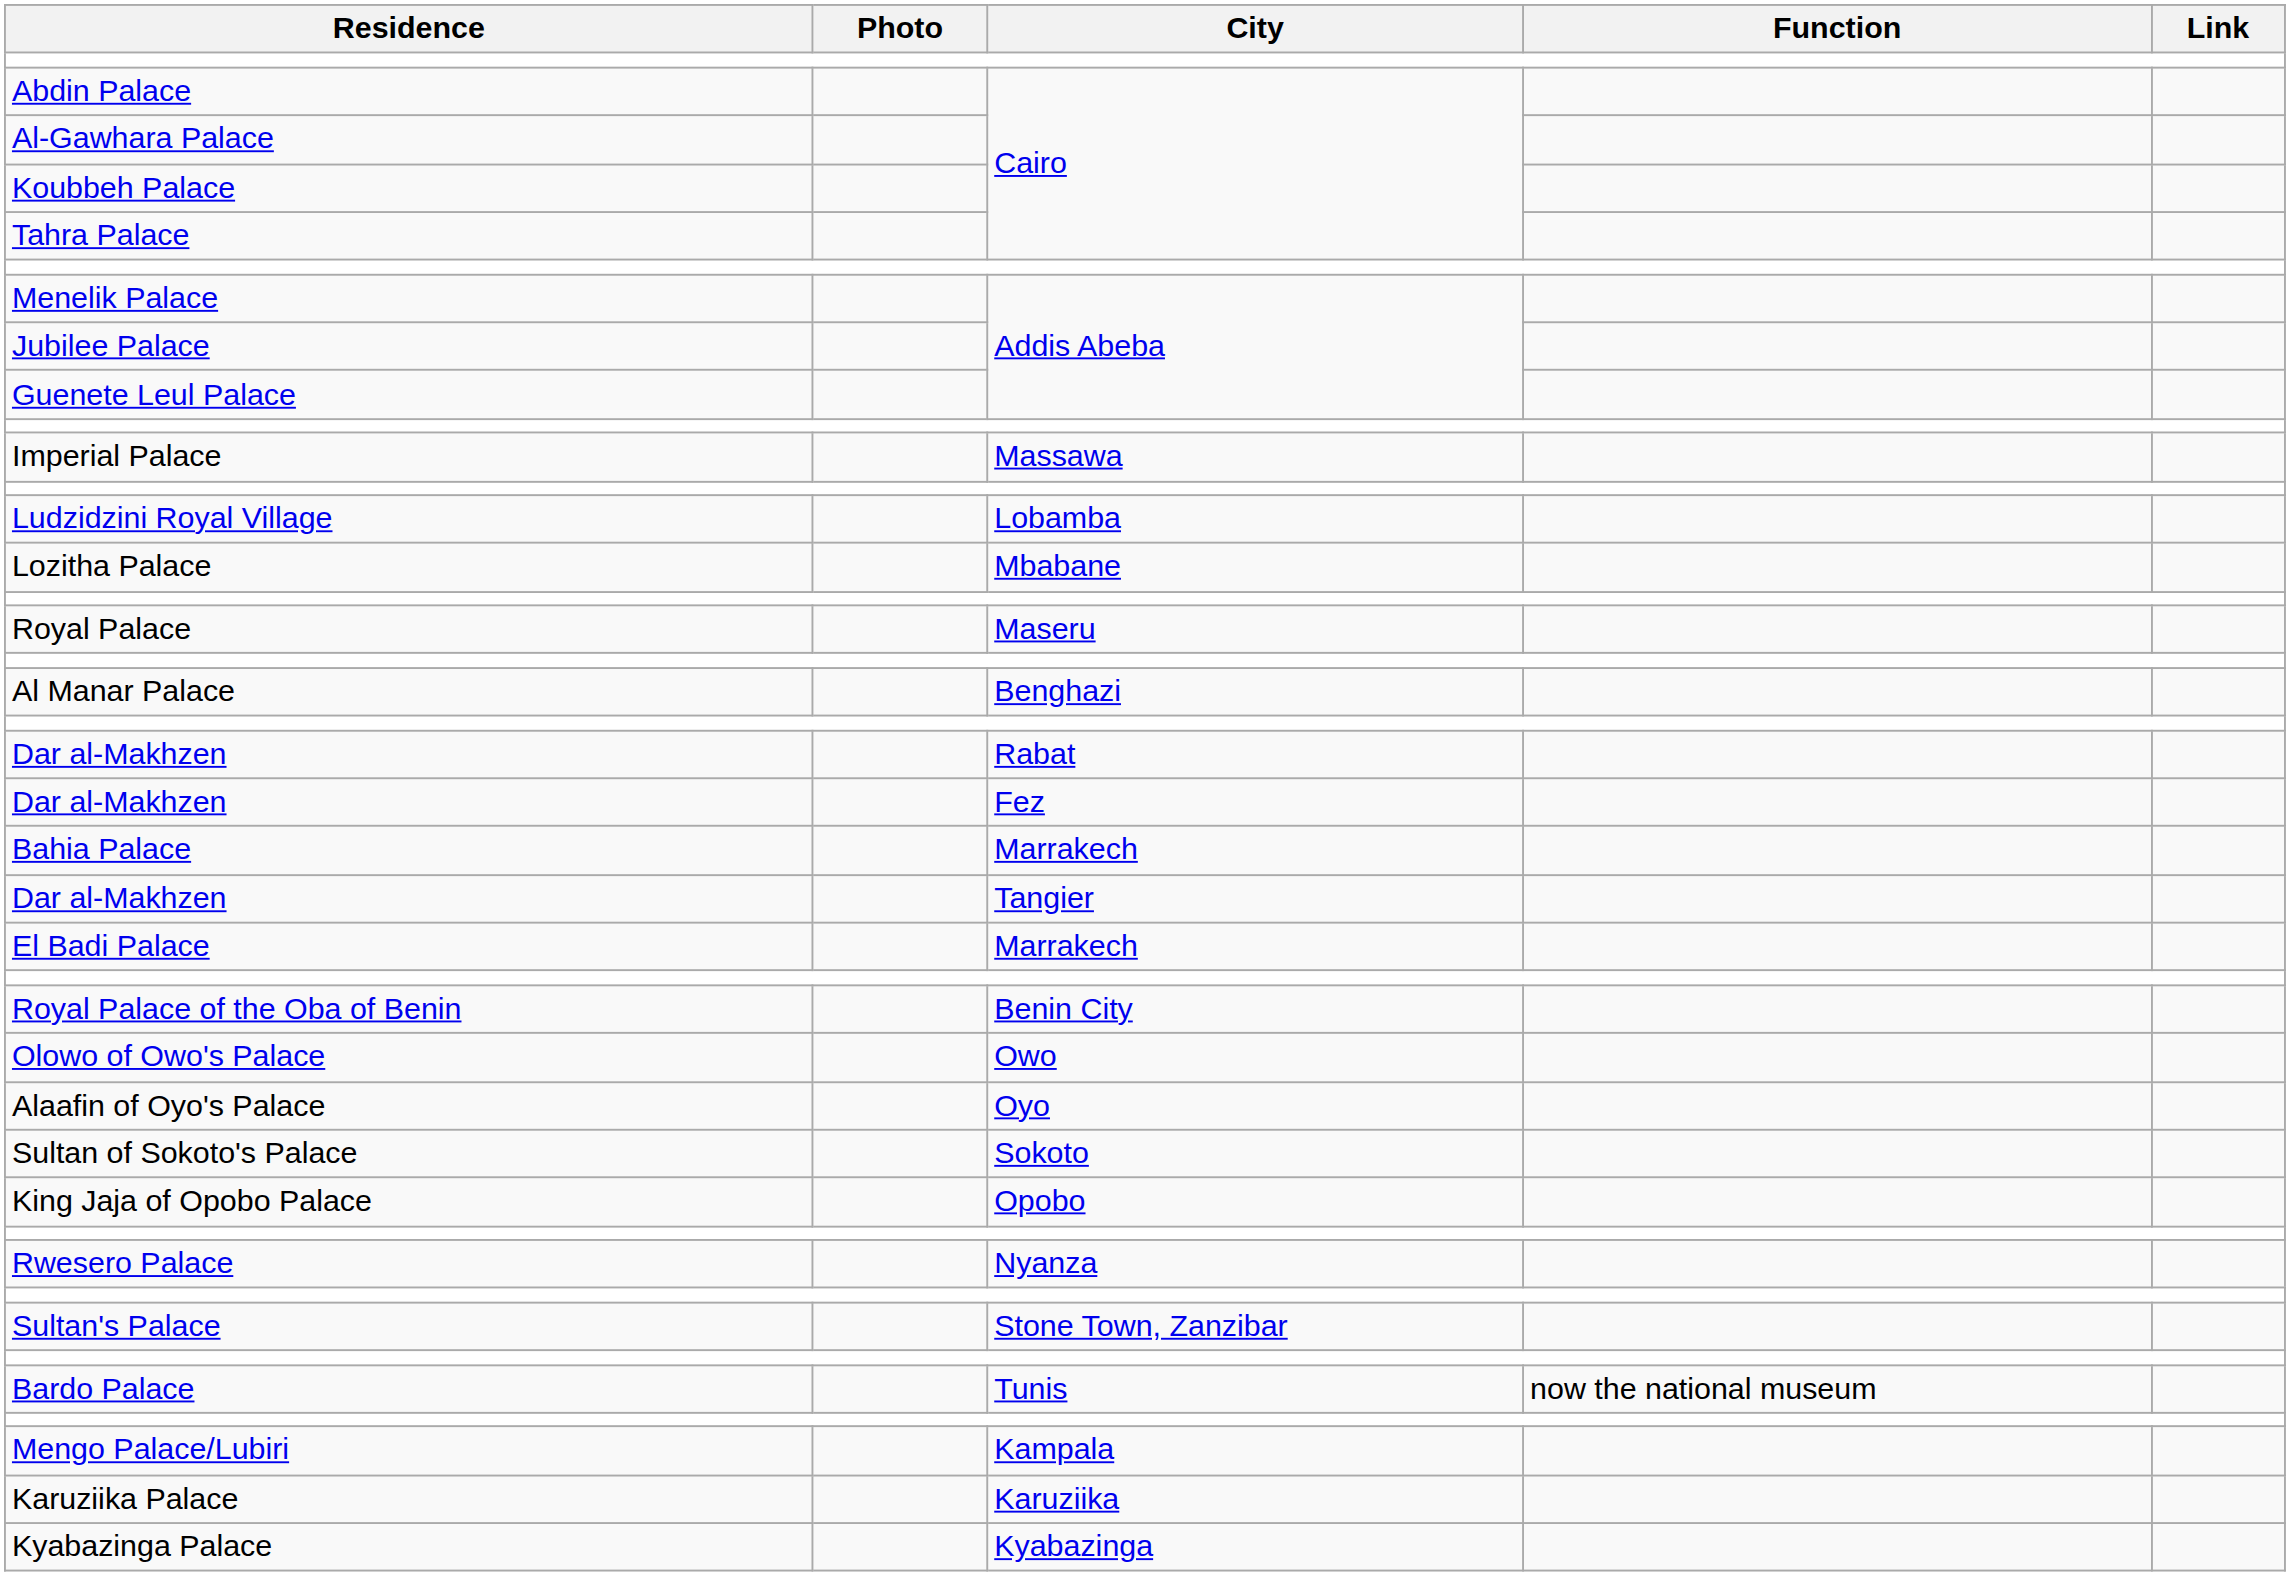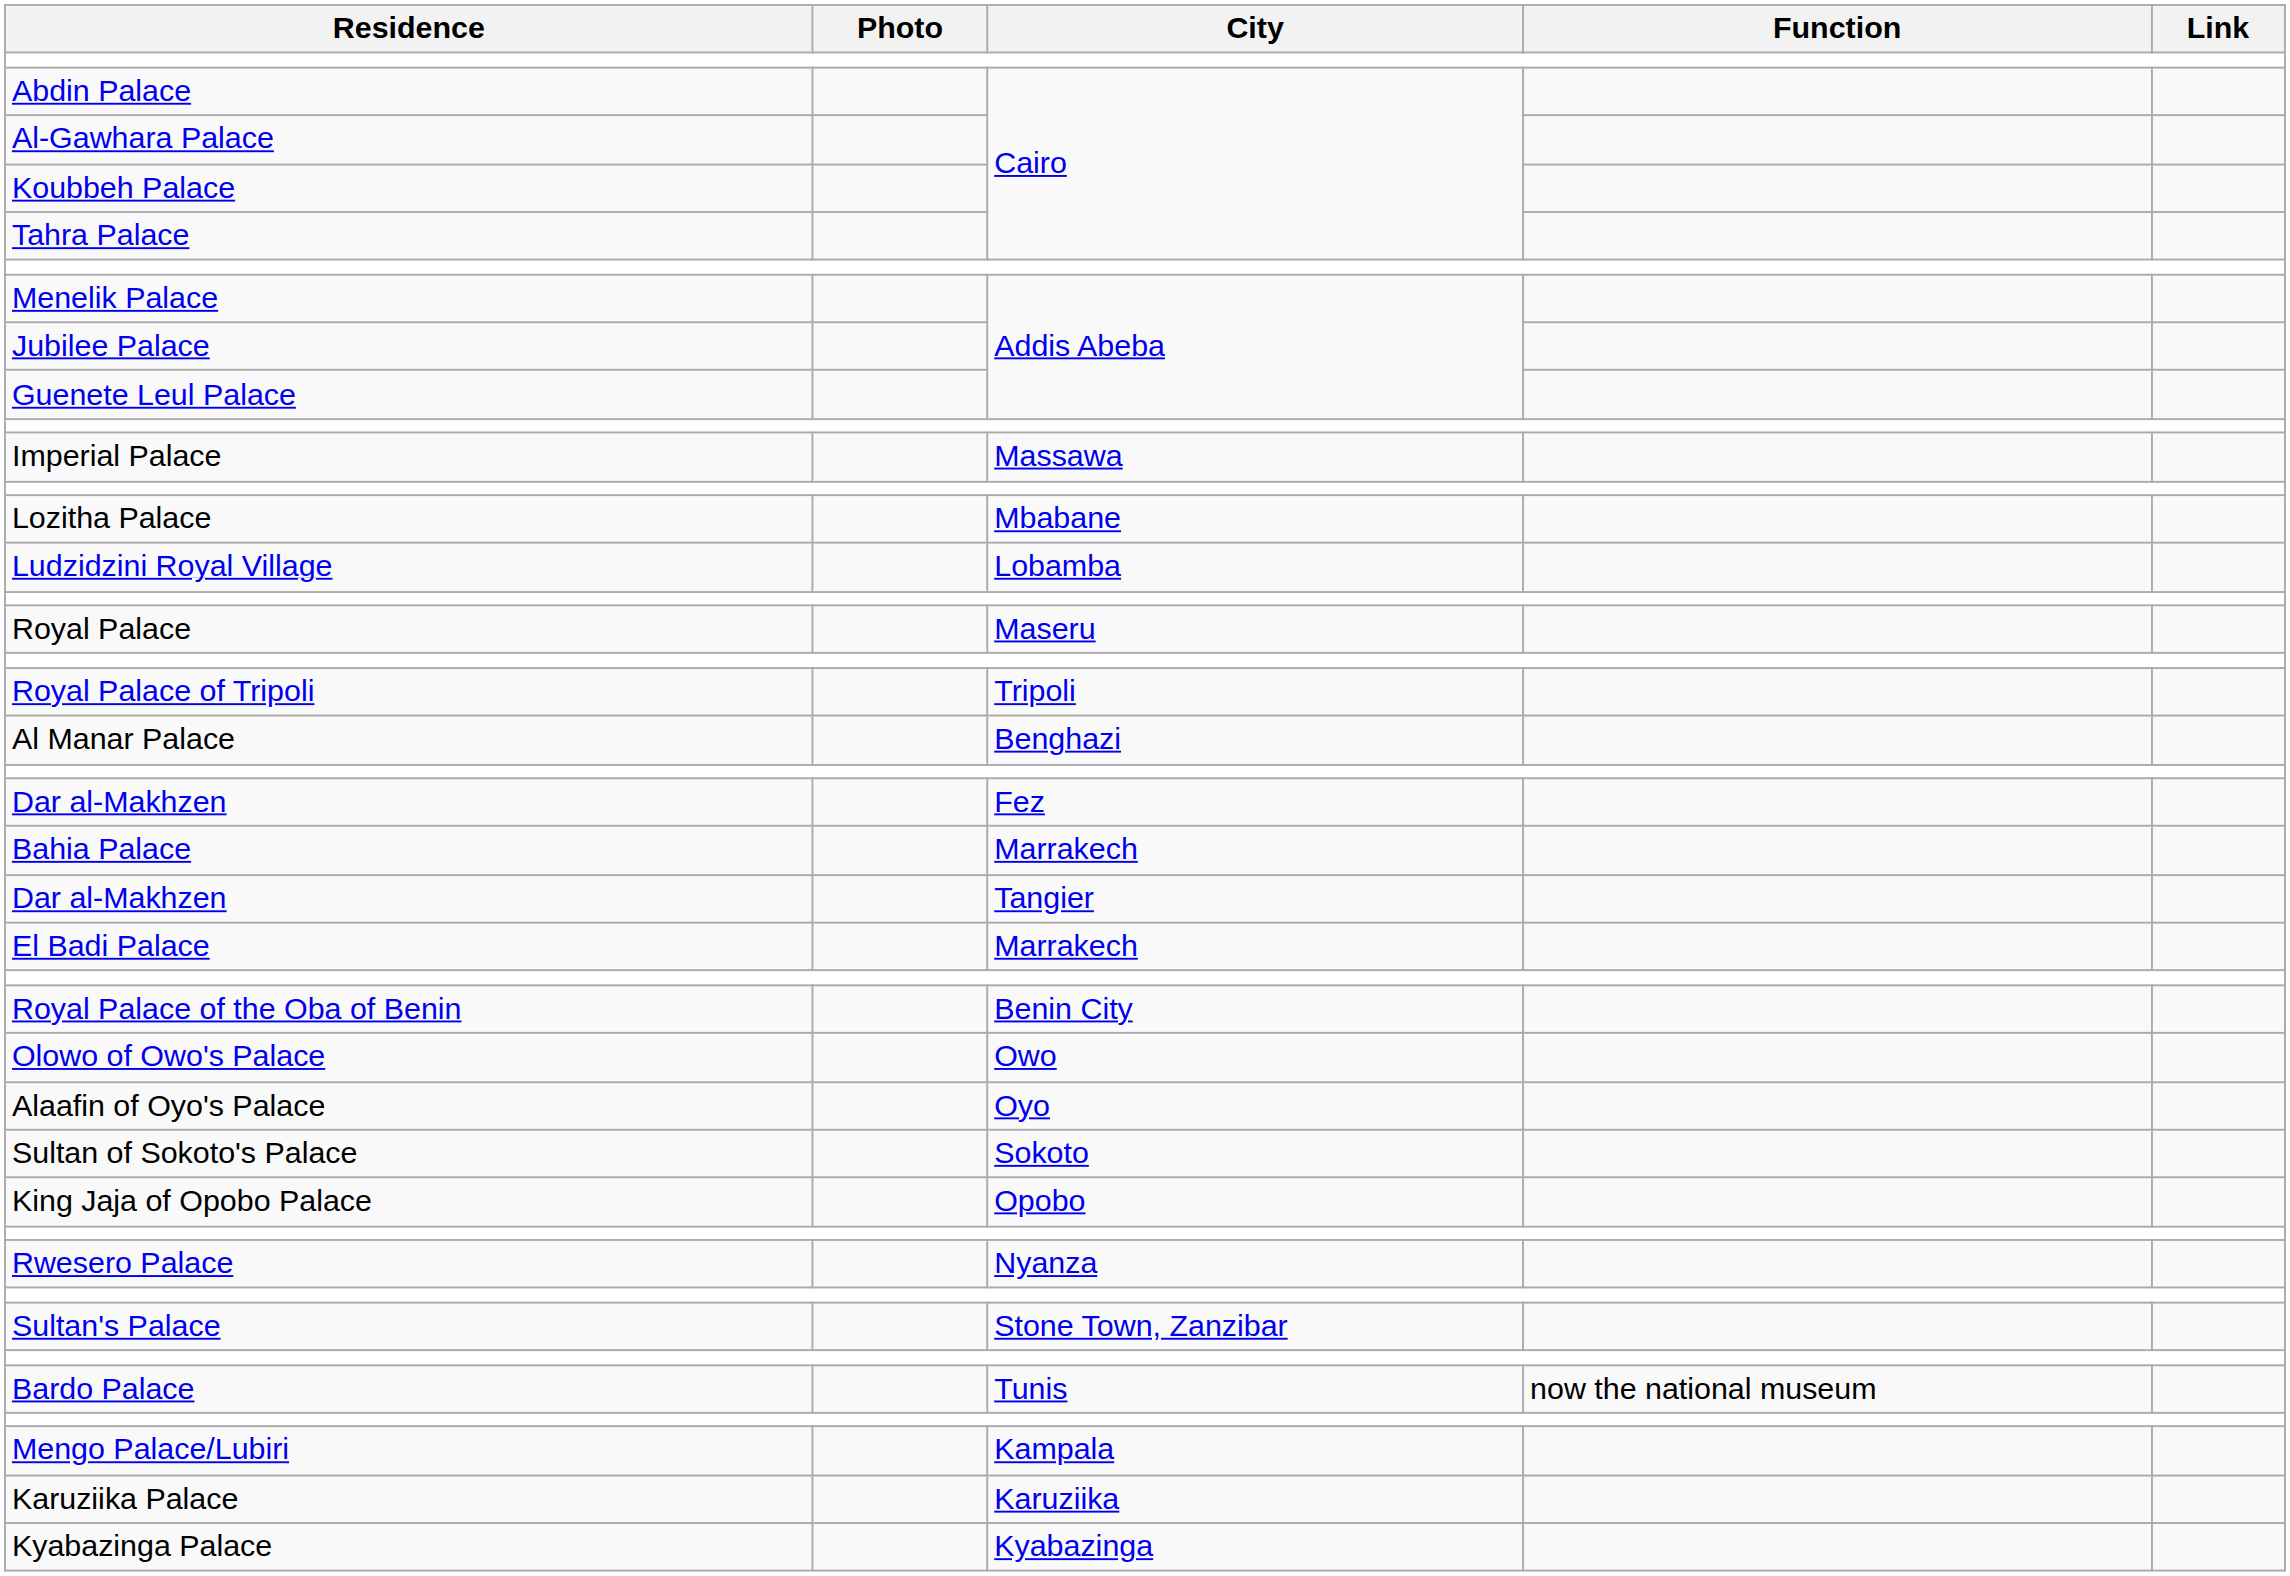rows swapped: (172, 518) <-> (112, 566)
+ row: (163, 691)
- row: (119, 753)
